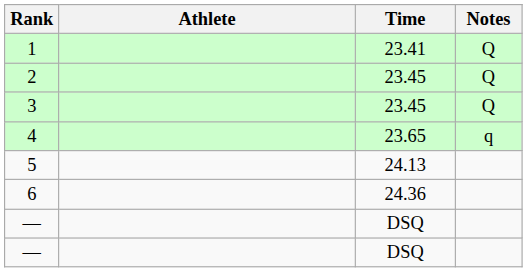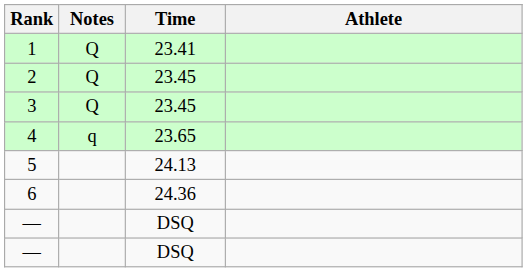columns swapped: (207, 19) <-> (489, 19)
